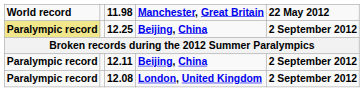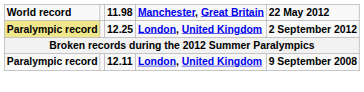(173, 29) Beijing, China -> (200, 29) London, United Kingdom
(173, 62) Beijing, China -> (200, 62) London, United Kingdom
(313, 62) 2 September 2012 -> (313, 62) 9 September 2008
- row: (120, 78)
